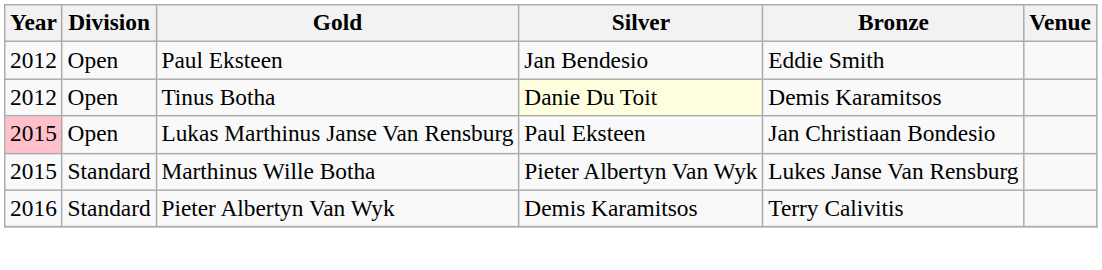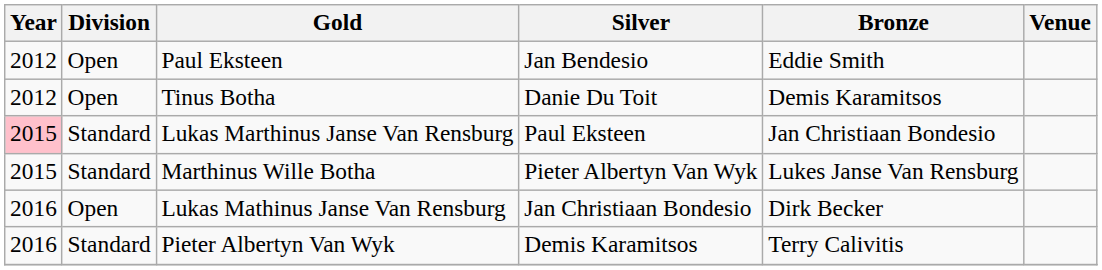(591, 97) lightyellow background -> (591, 97) no background
(93, 134) Open -> (109, 134) Standard
+ row: (334, 208)
